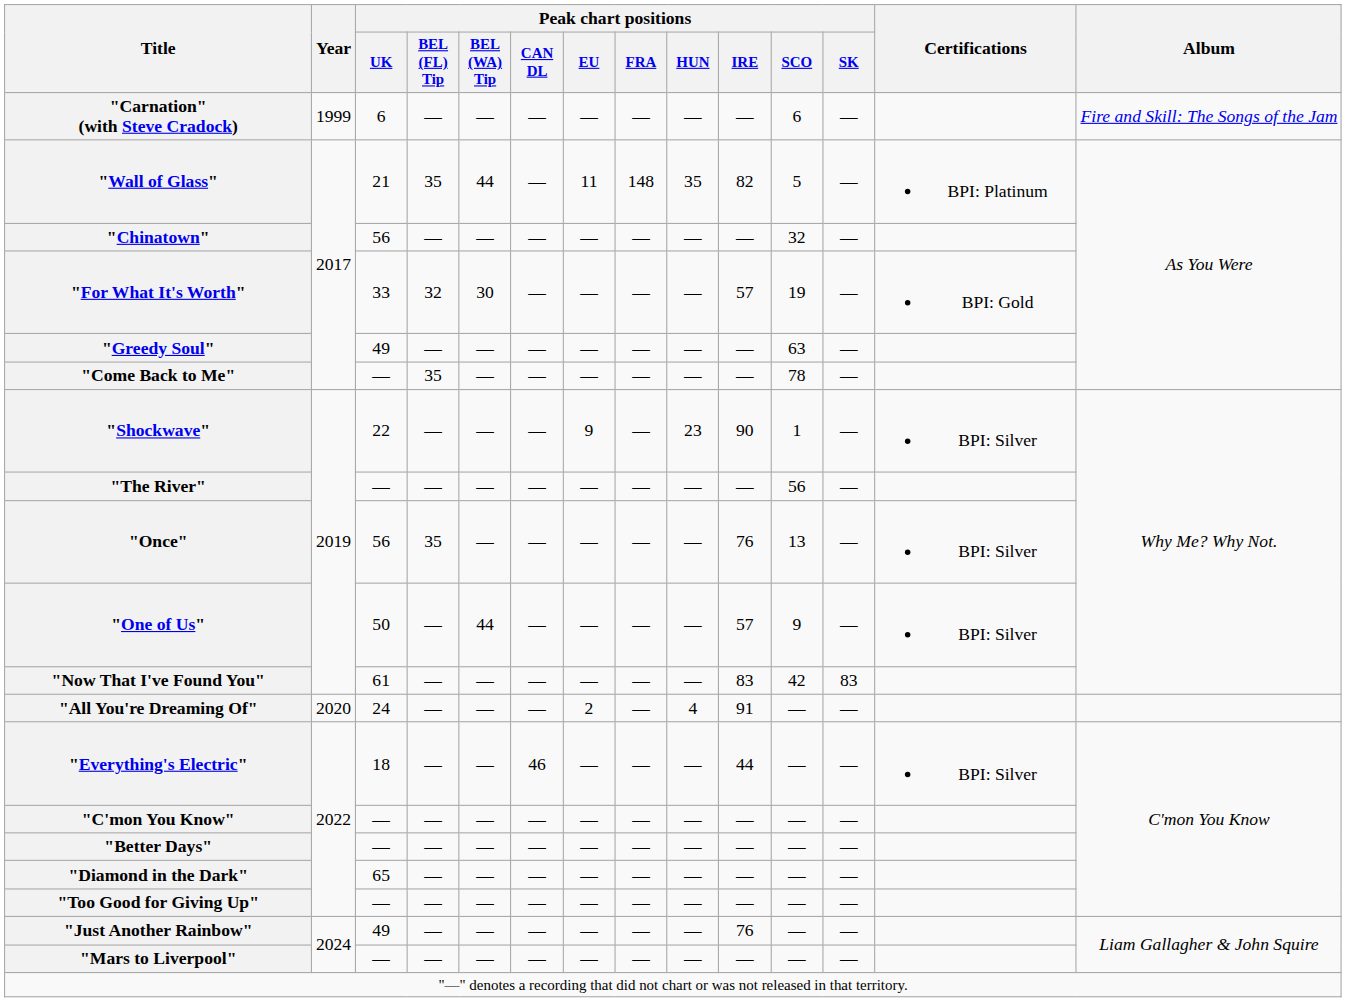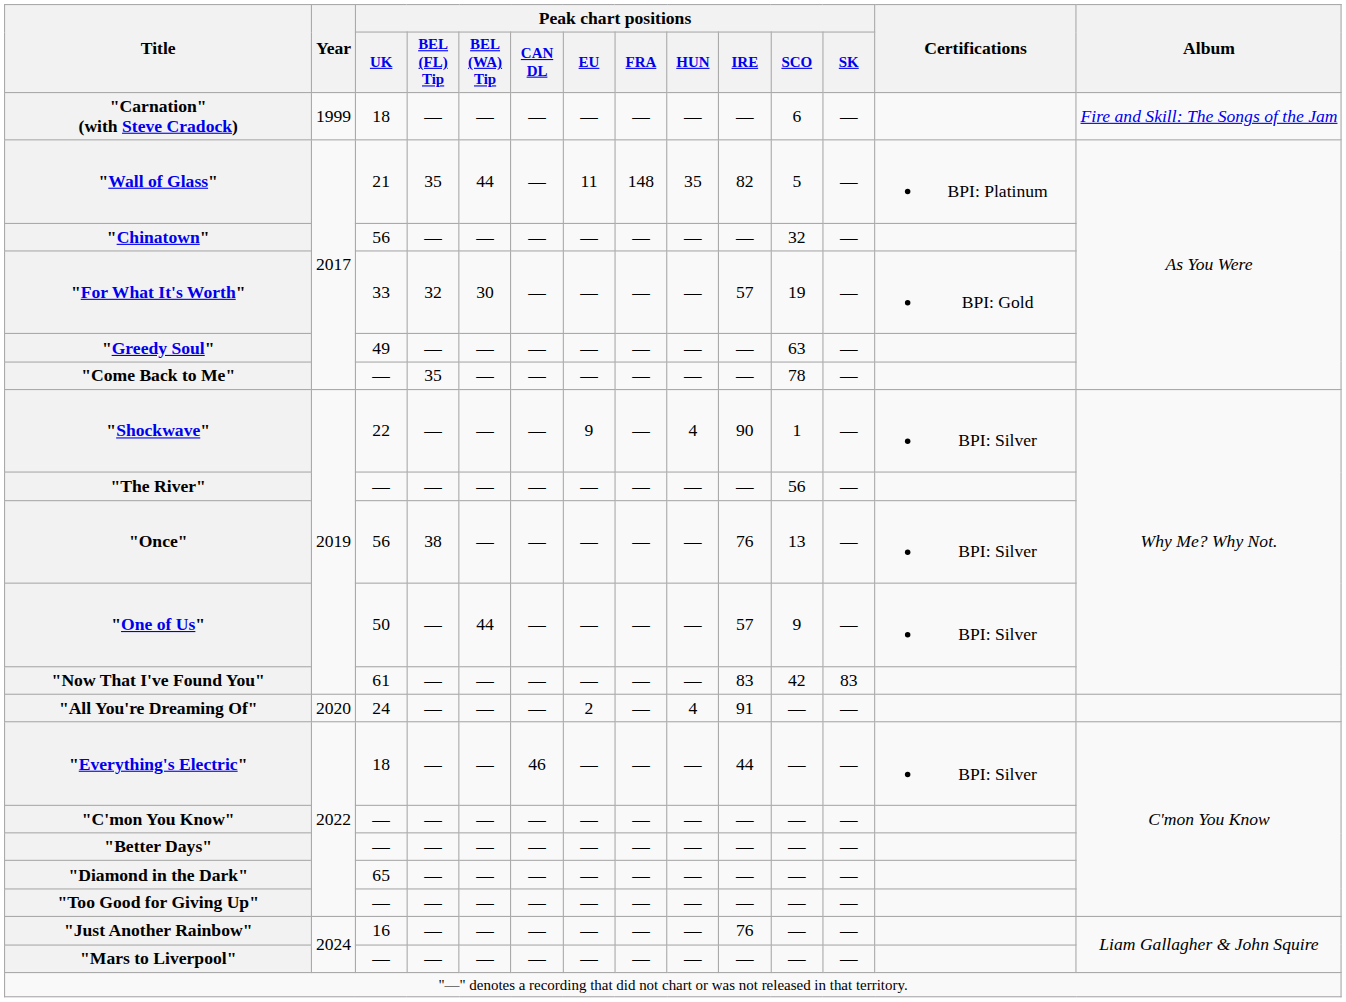(381, 116) 6 -> (381, 116) 18
(693, 431) 23 -> (693, 431) 4
(433, 541) 35 -> (433, 541) 38
(381, 930) 49 -> (381, 930) 16
